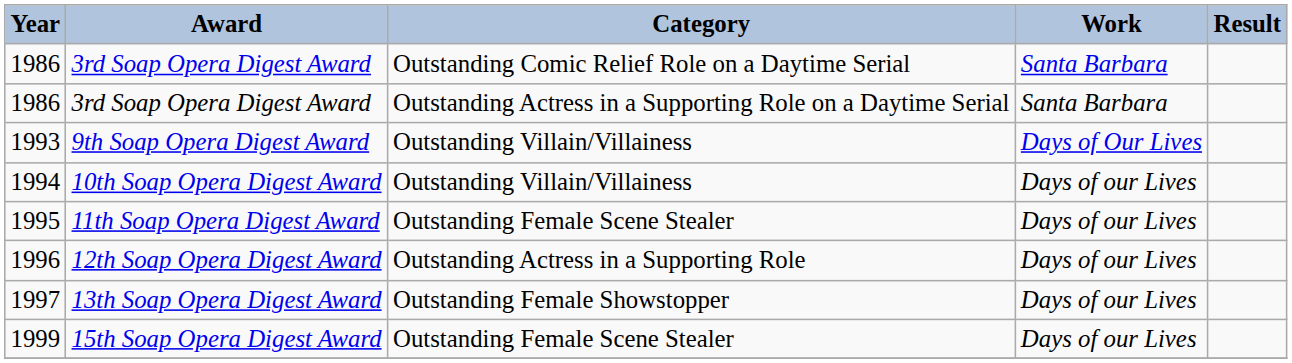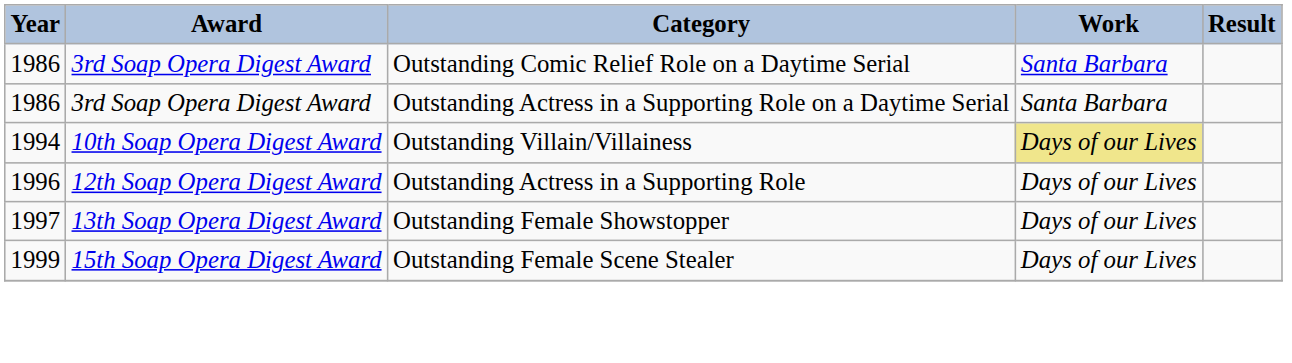- row: (35, 142)
(1109, 181) no background -> (1109, 142) khaki background
- row: (35, 220)
